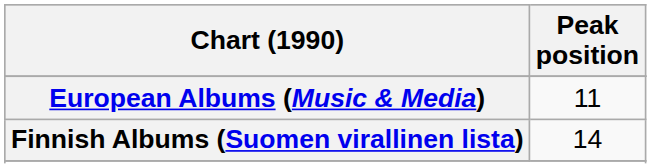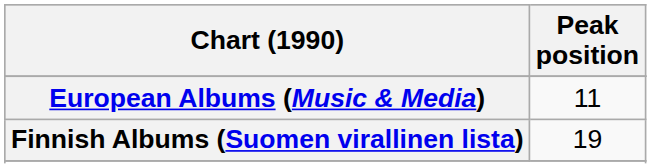(587, 139) 14 -> (587, 139) 19
